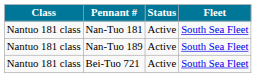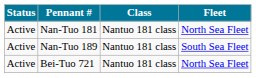columns swapped: (44, 13) <-> (162, 13)
(215, 30) South Sea Fleet -> (215, 30) North Sea Fleet
(215, 64) South Sea Fleet -> (215, 64) North Sea Fleet
